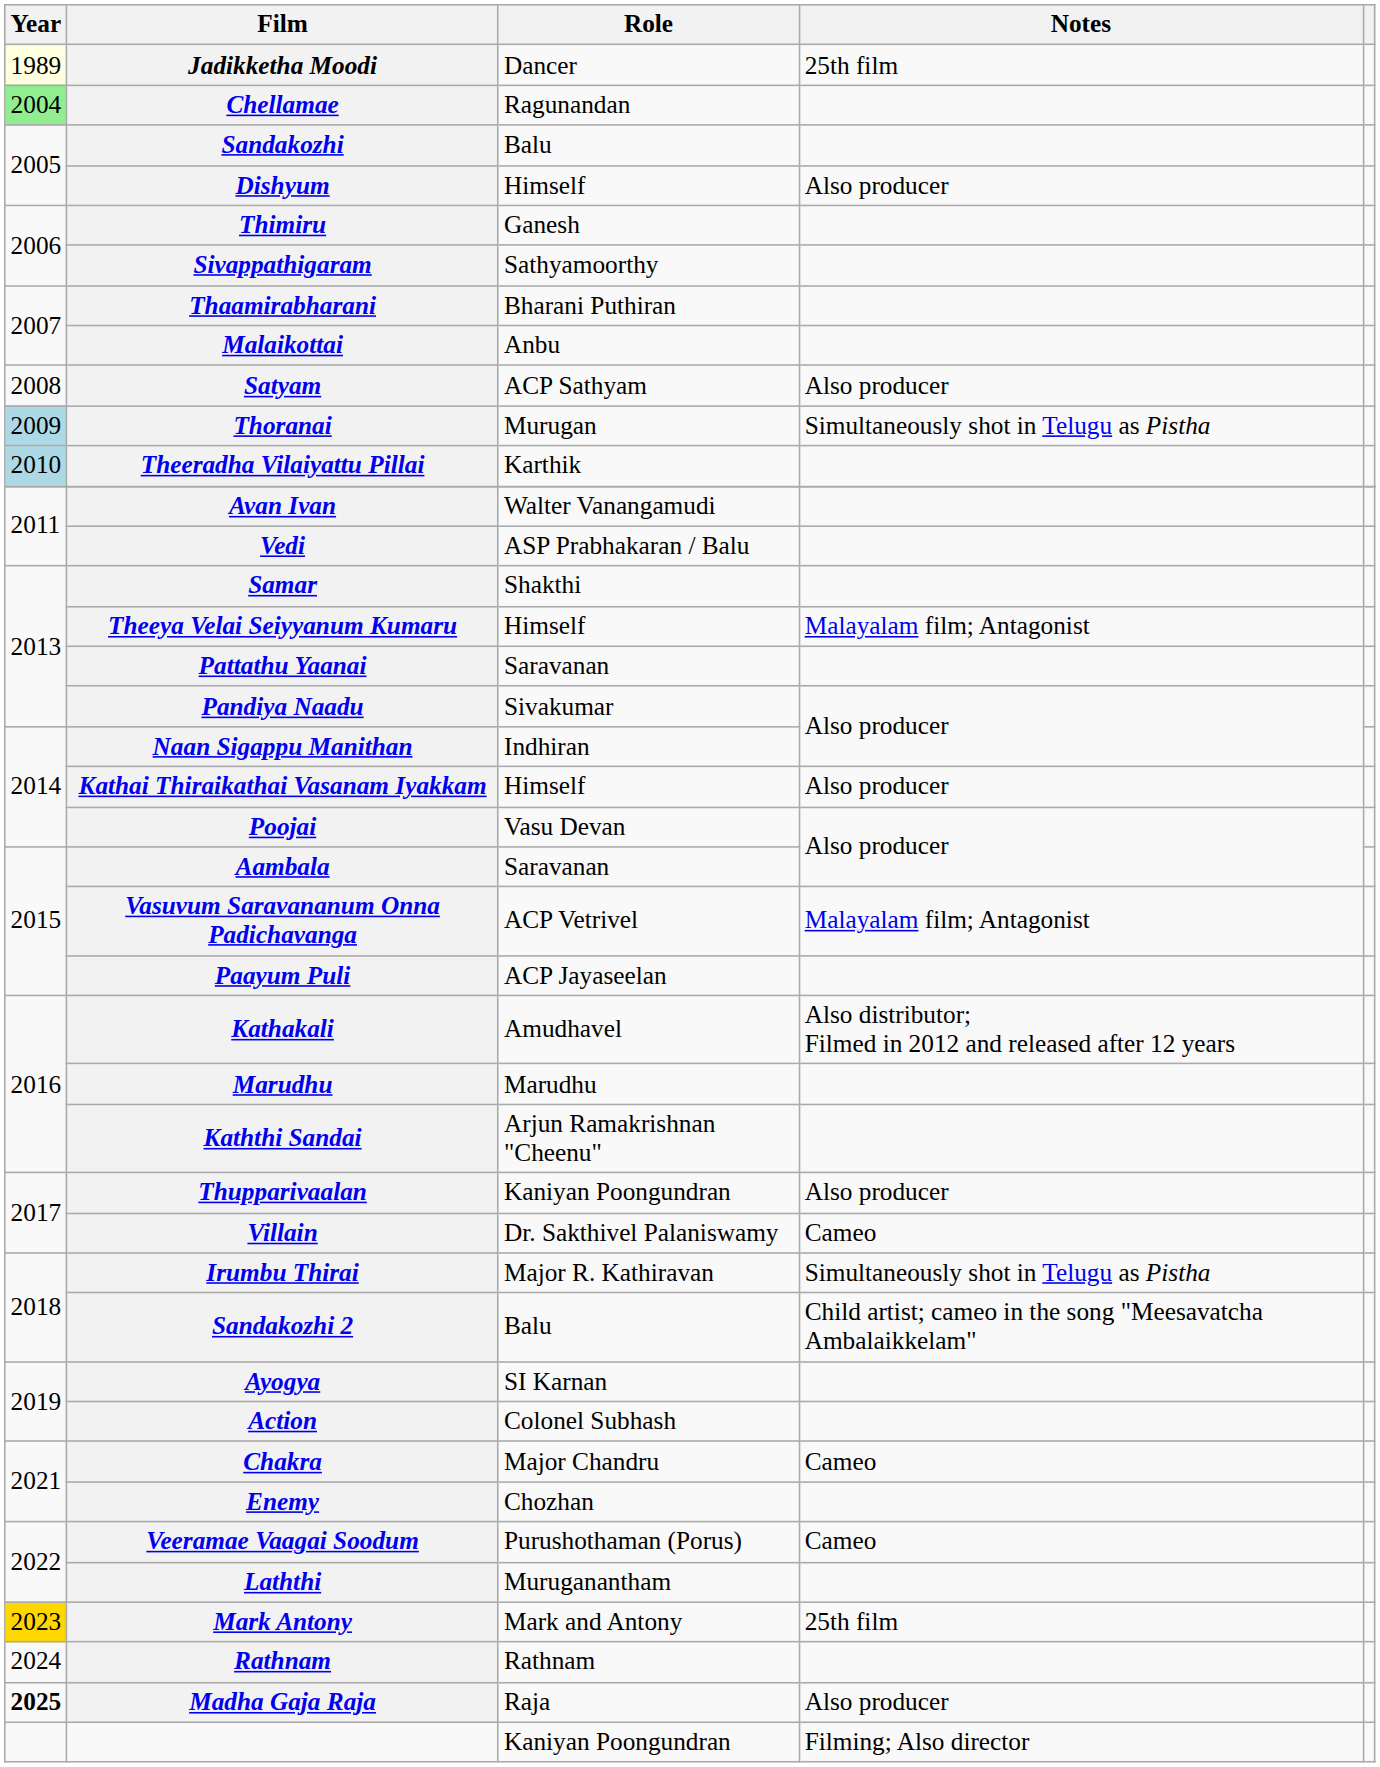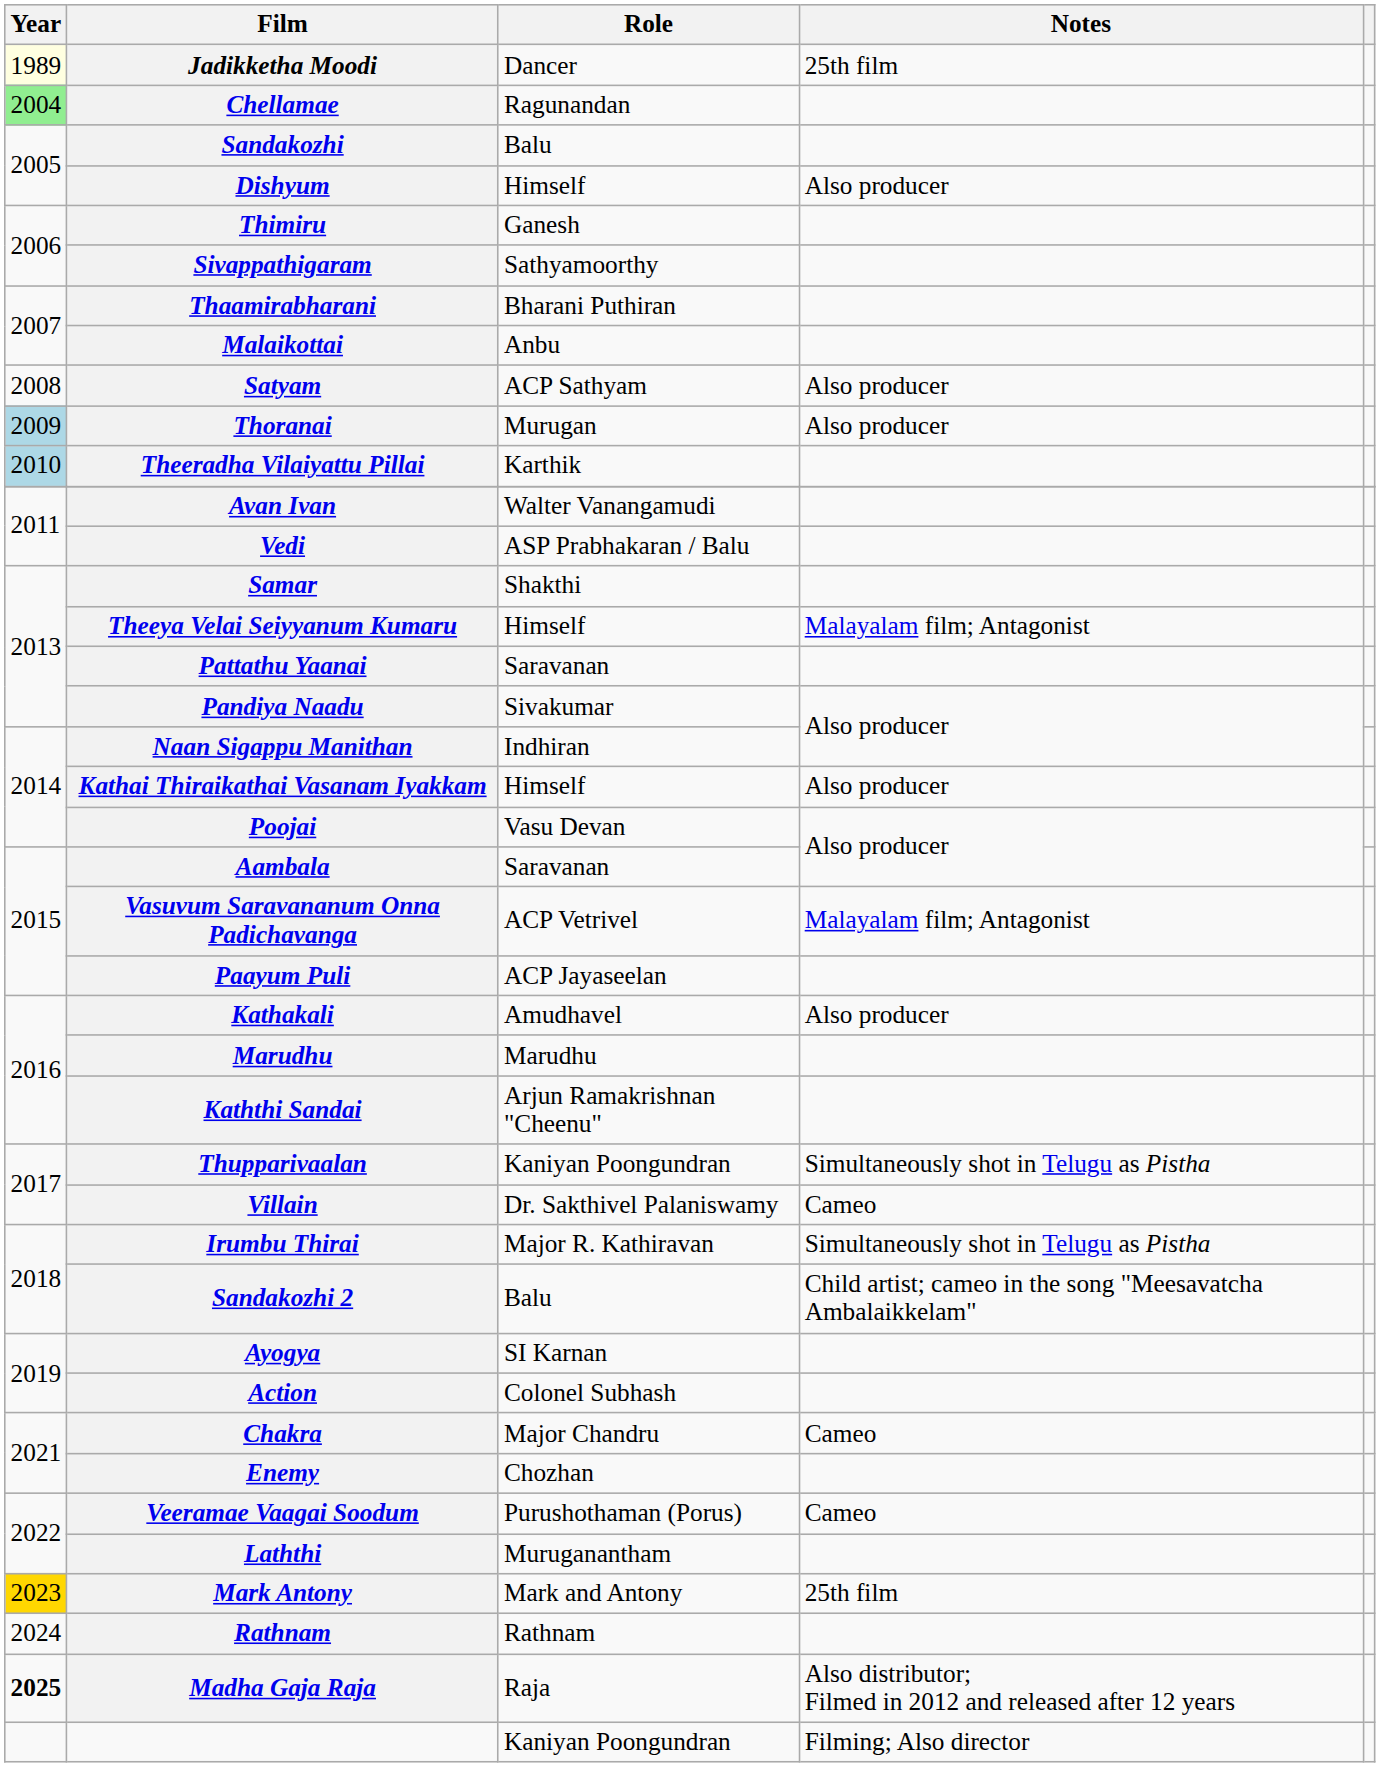(1008, 425) Simultaneously shot in Telugu as Pistha -> (877, 425) Also producer
(1020, 1029) Also distributor; Filmed in 2012 and released after 12 years -> (877, 1015) Also producer
(877, 1192) Also producer -> (1008, 1163) Simultaneously shot in Telugu as Pistha
(877, 1701) Also producer -> (1020, 1687) Also distributor; Filmed in 2012 and released after 12 years
